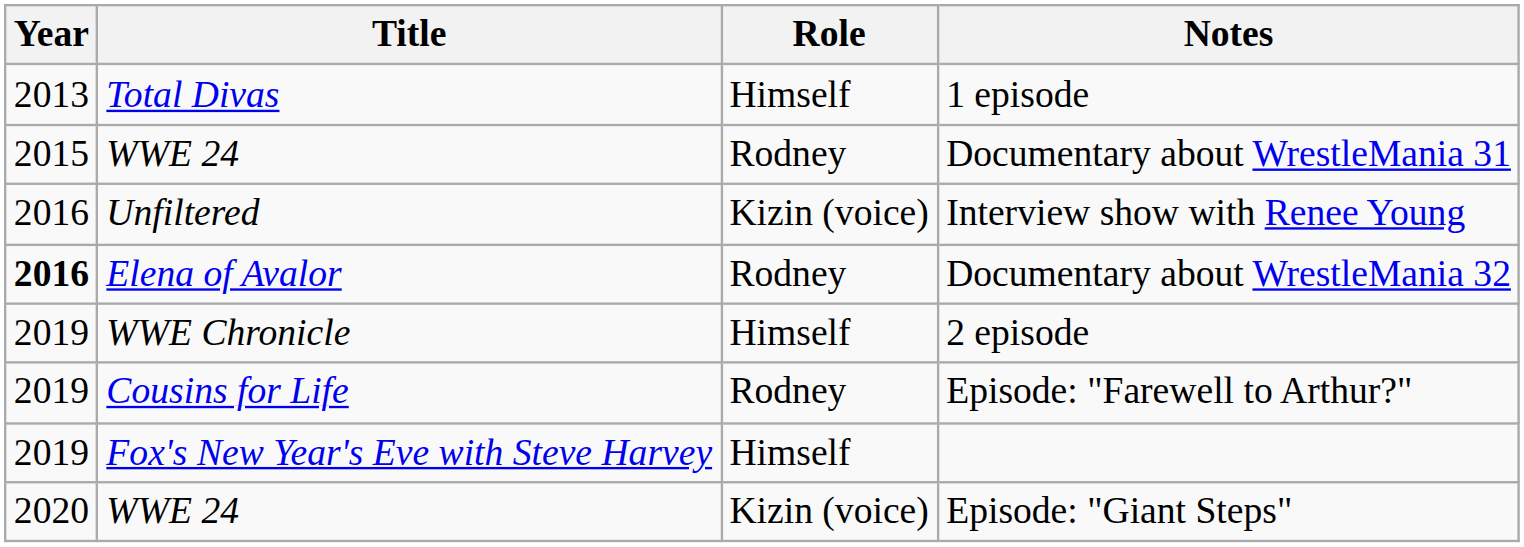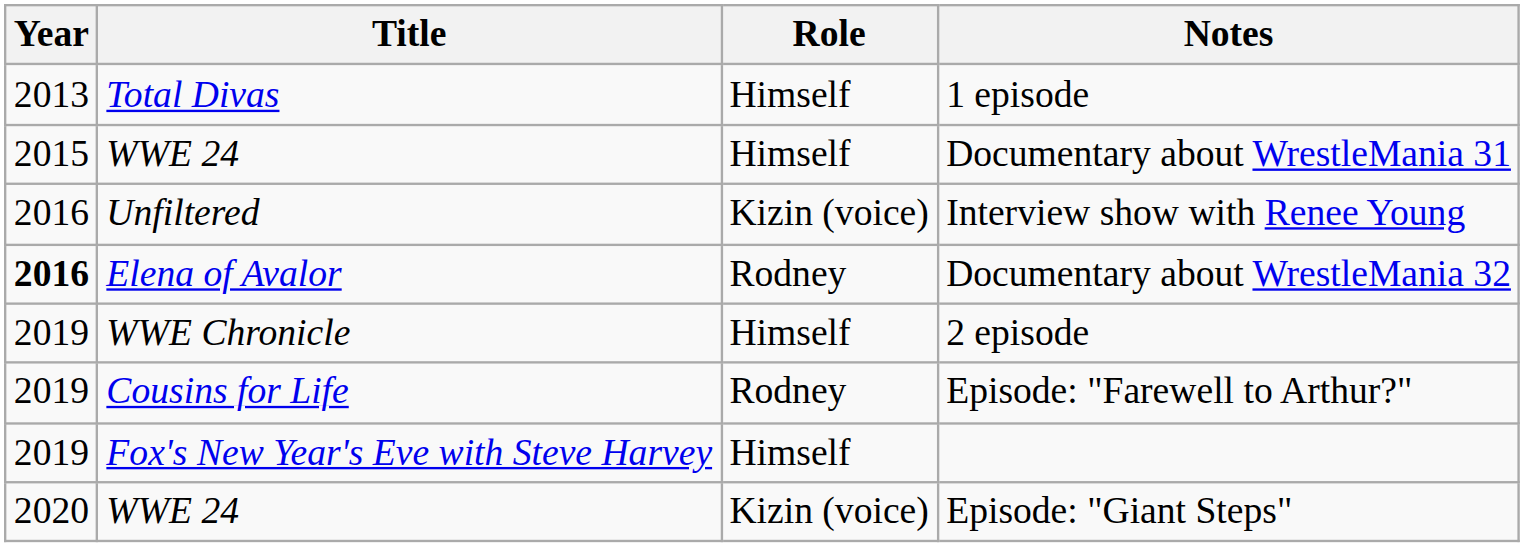(788, 153) Rodney -> (790, 153) Himself
